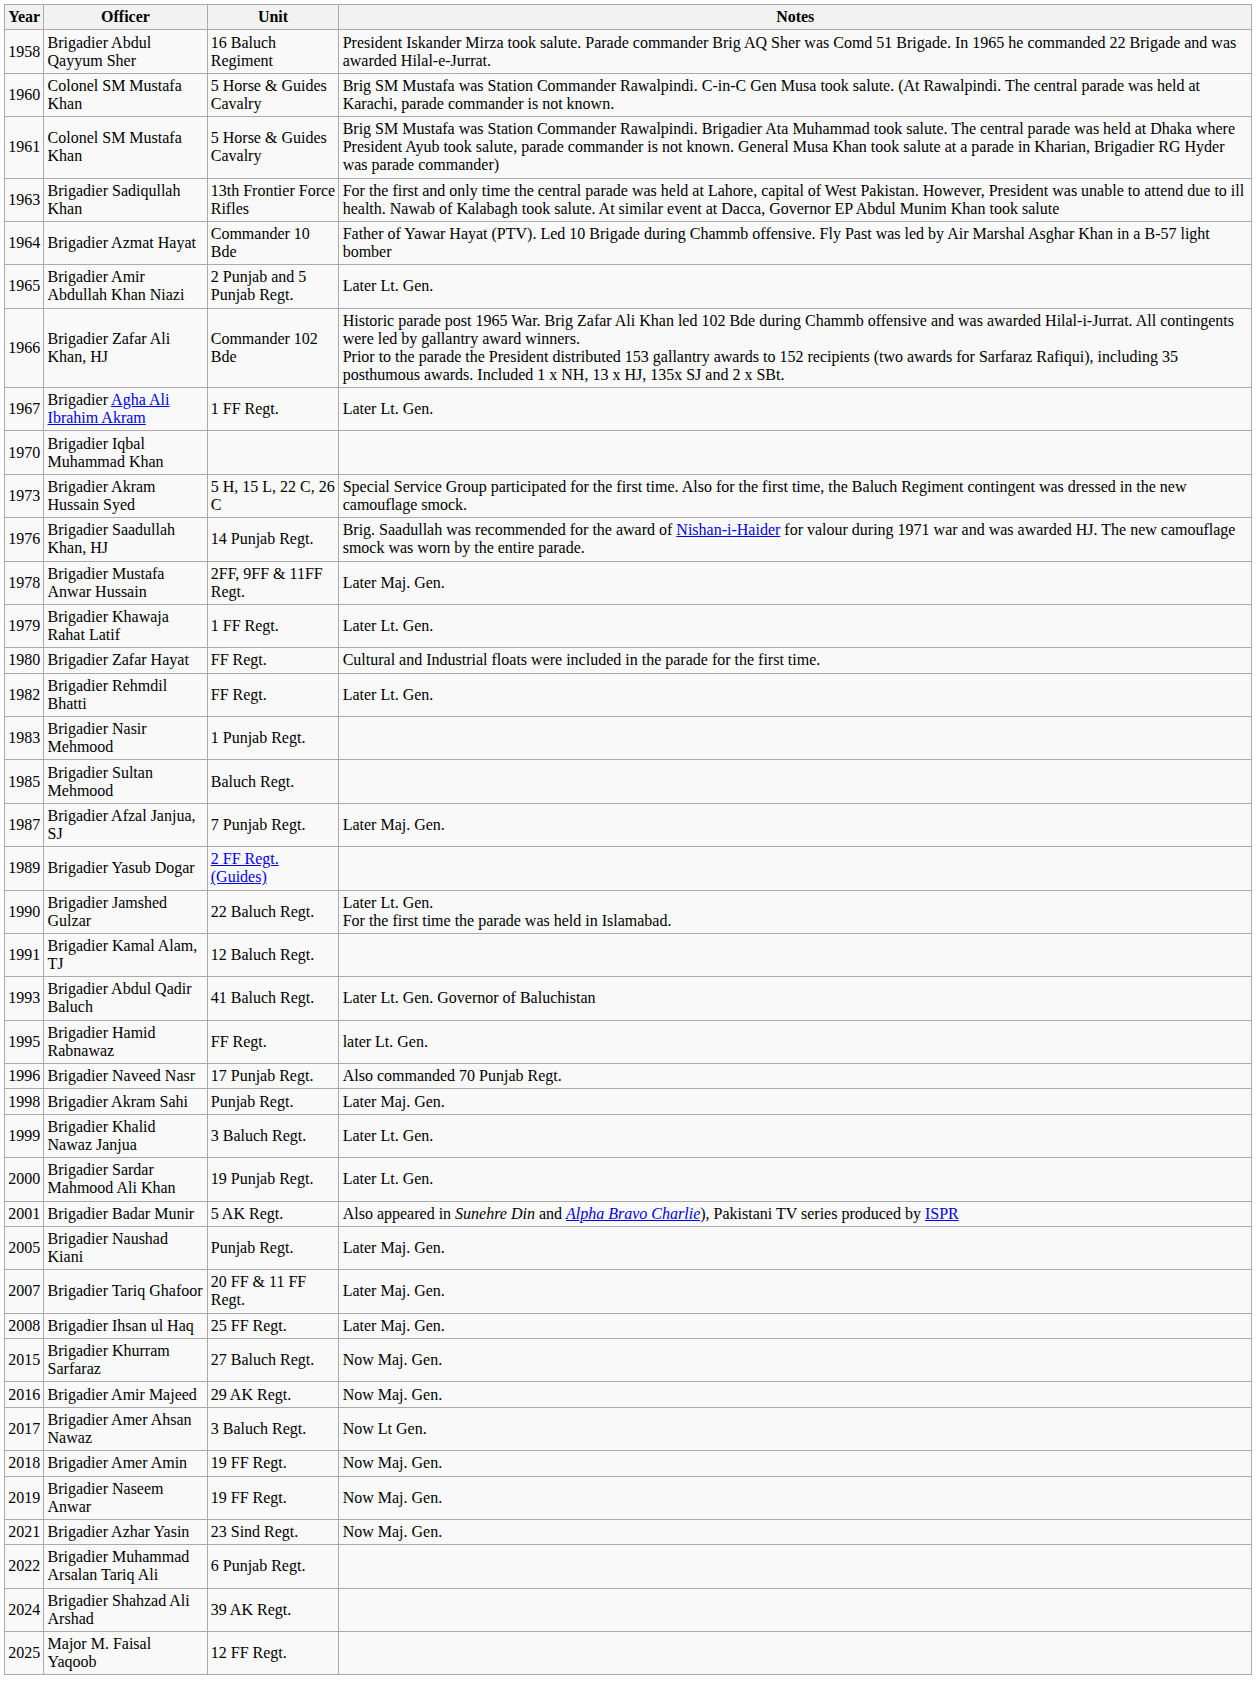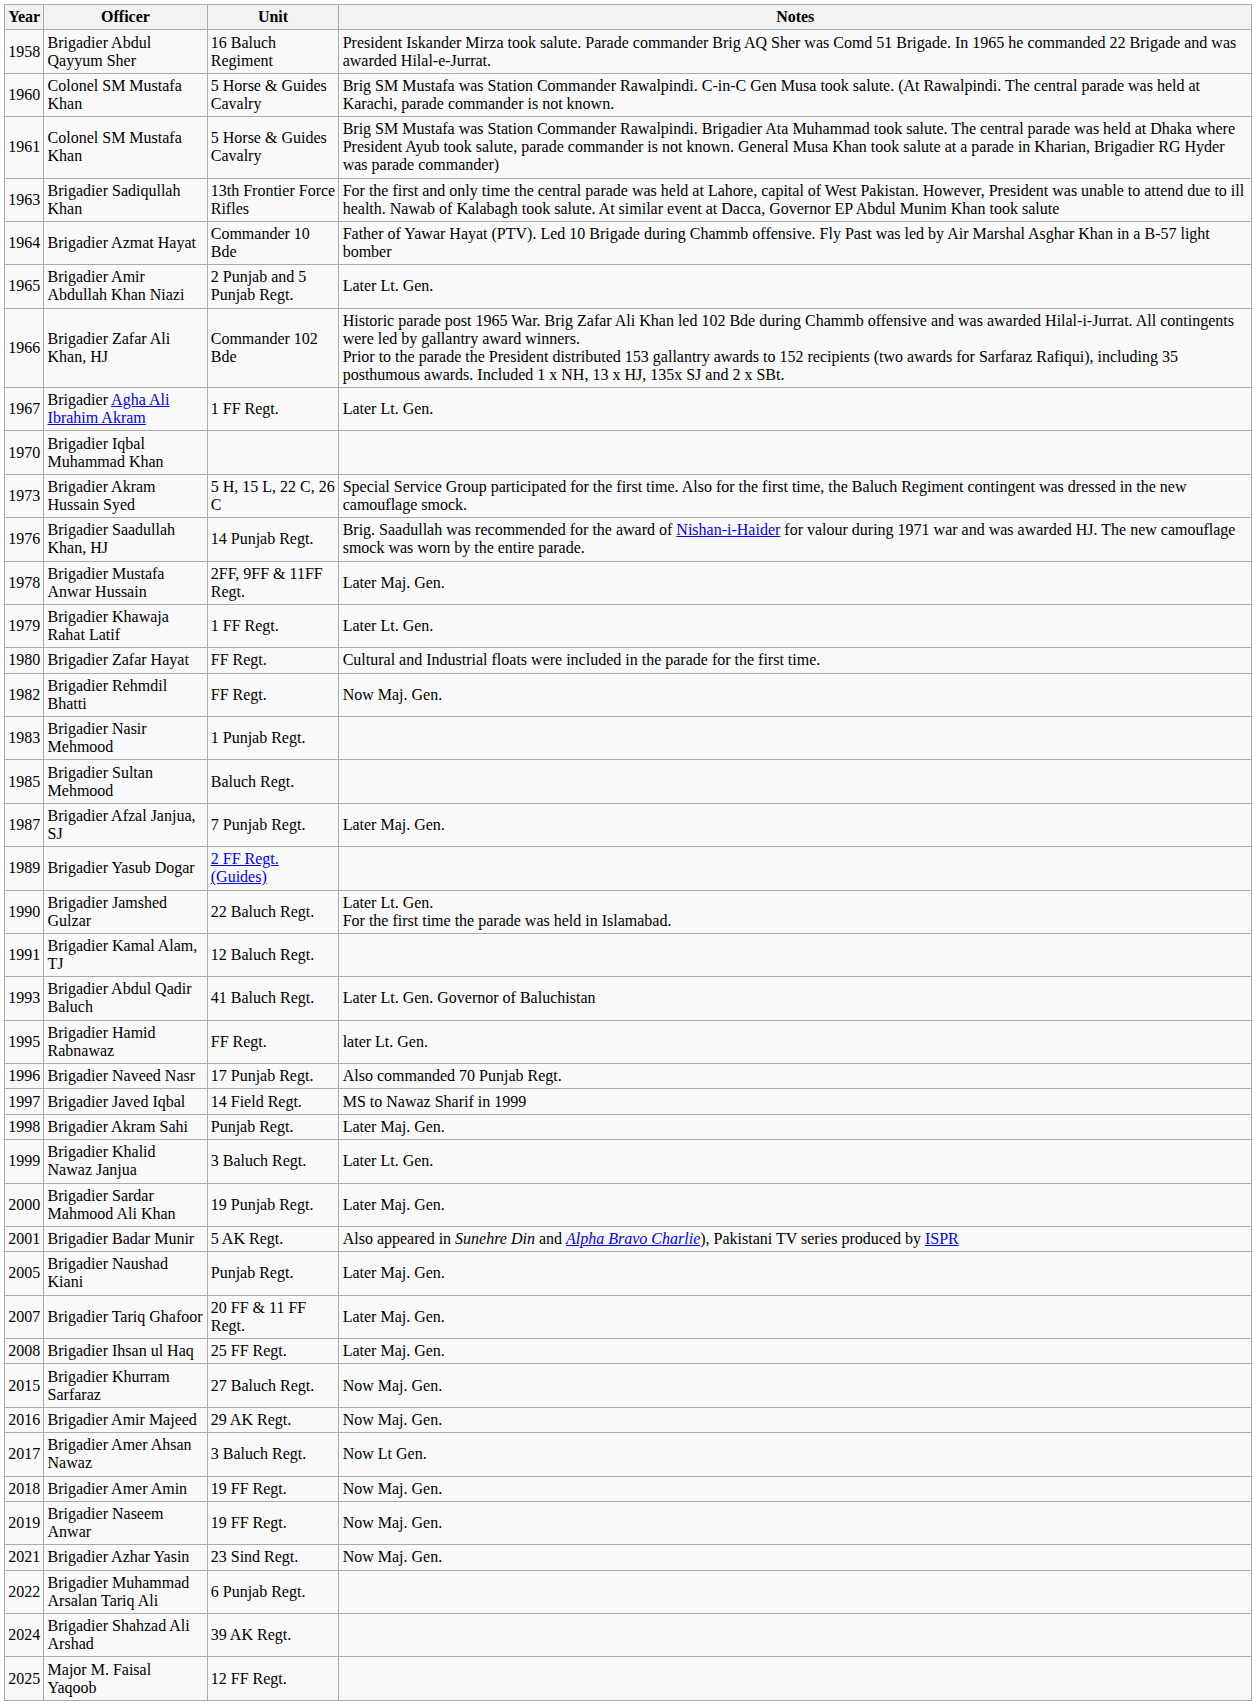(388, 694) Later Lt. Gen. -> (392, 694) Now Maj. Gen.
+ row: (24, 1101)
(388, 1179) Later Lt. Gen. -> (394, 1204) Later Maj. Gen.
